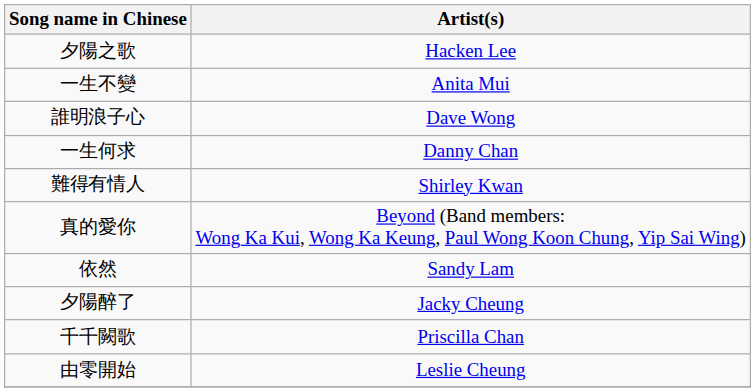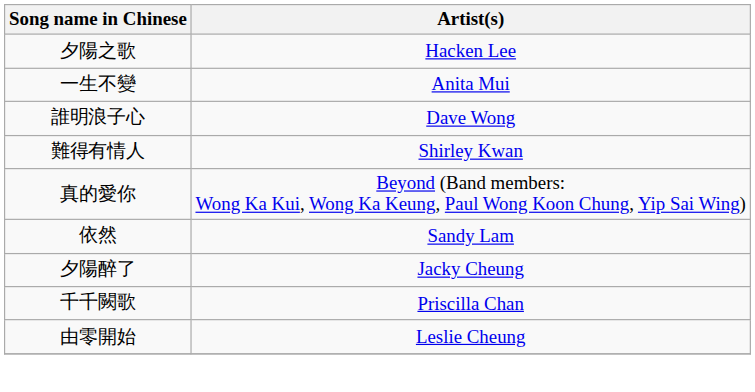- row: (98, 151)
